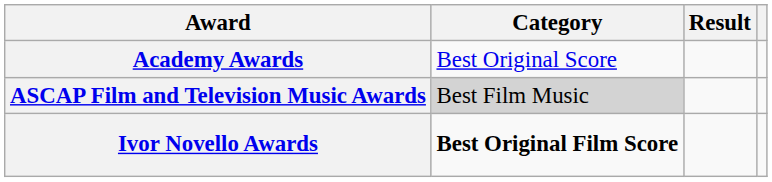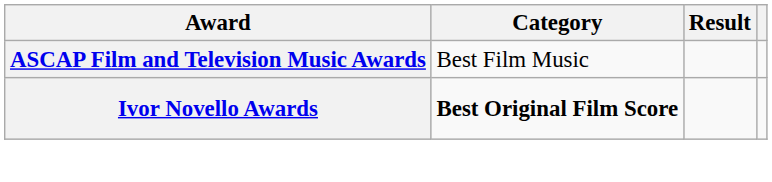- row: (218, 58)
(513, 95) lightgrey background -> (513, 58) no background
